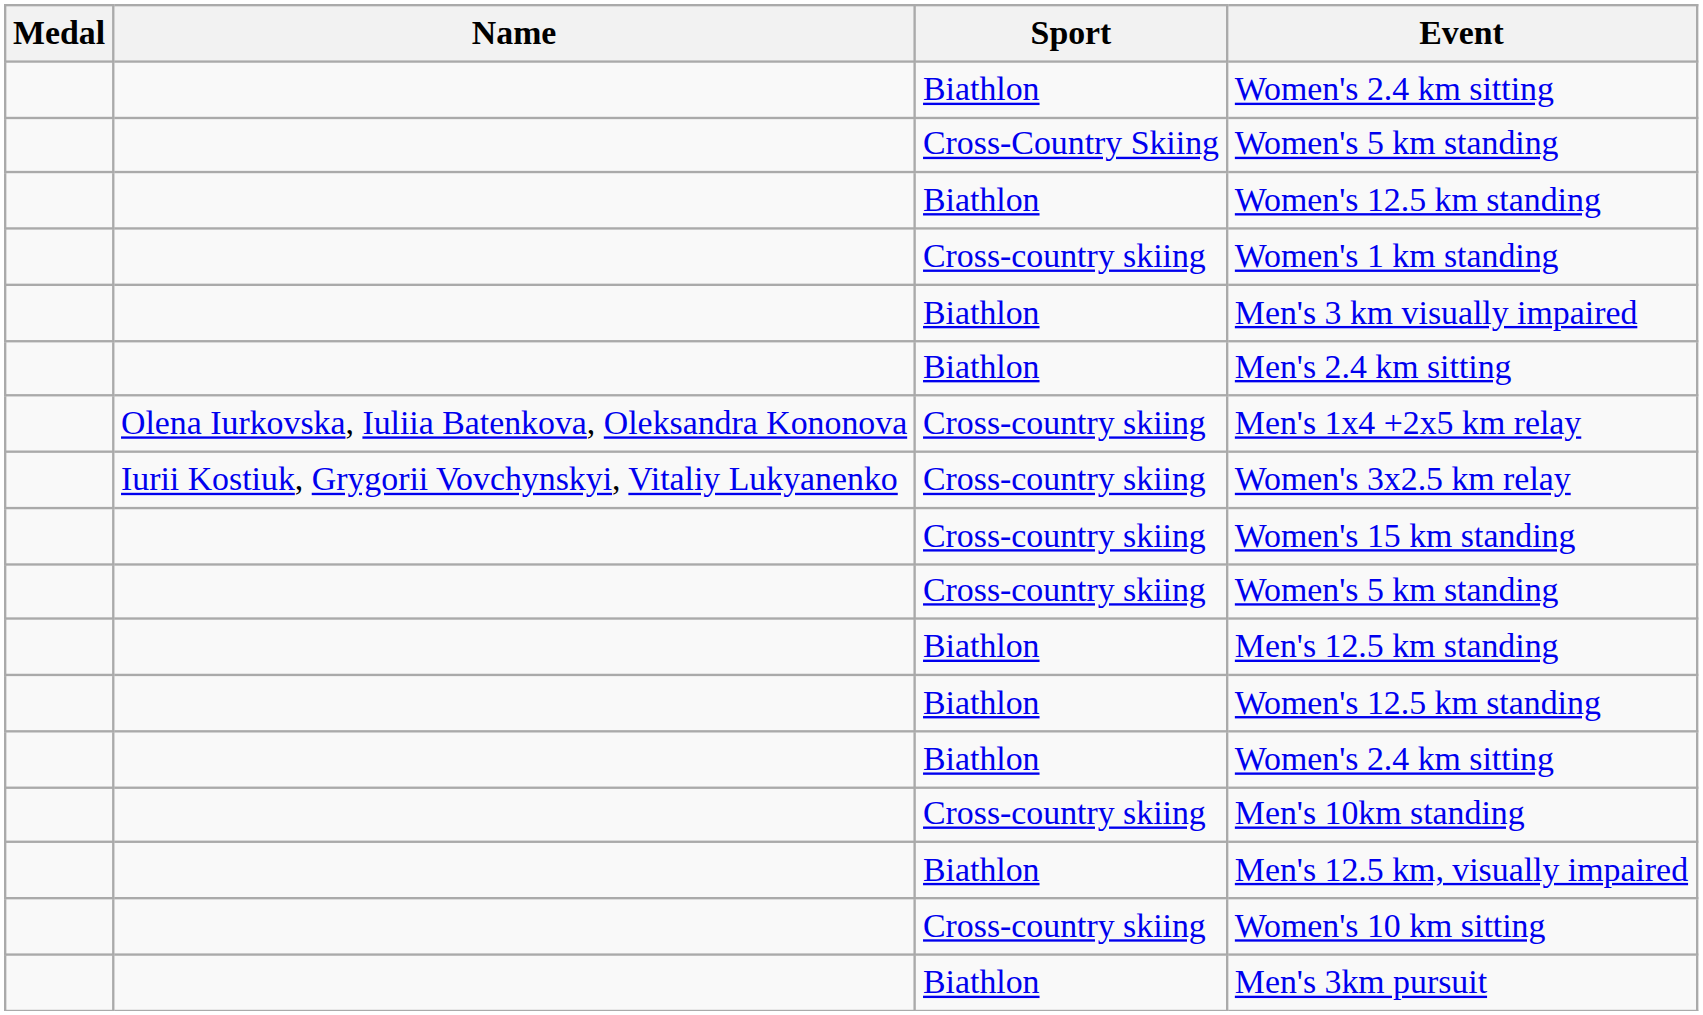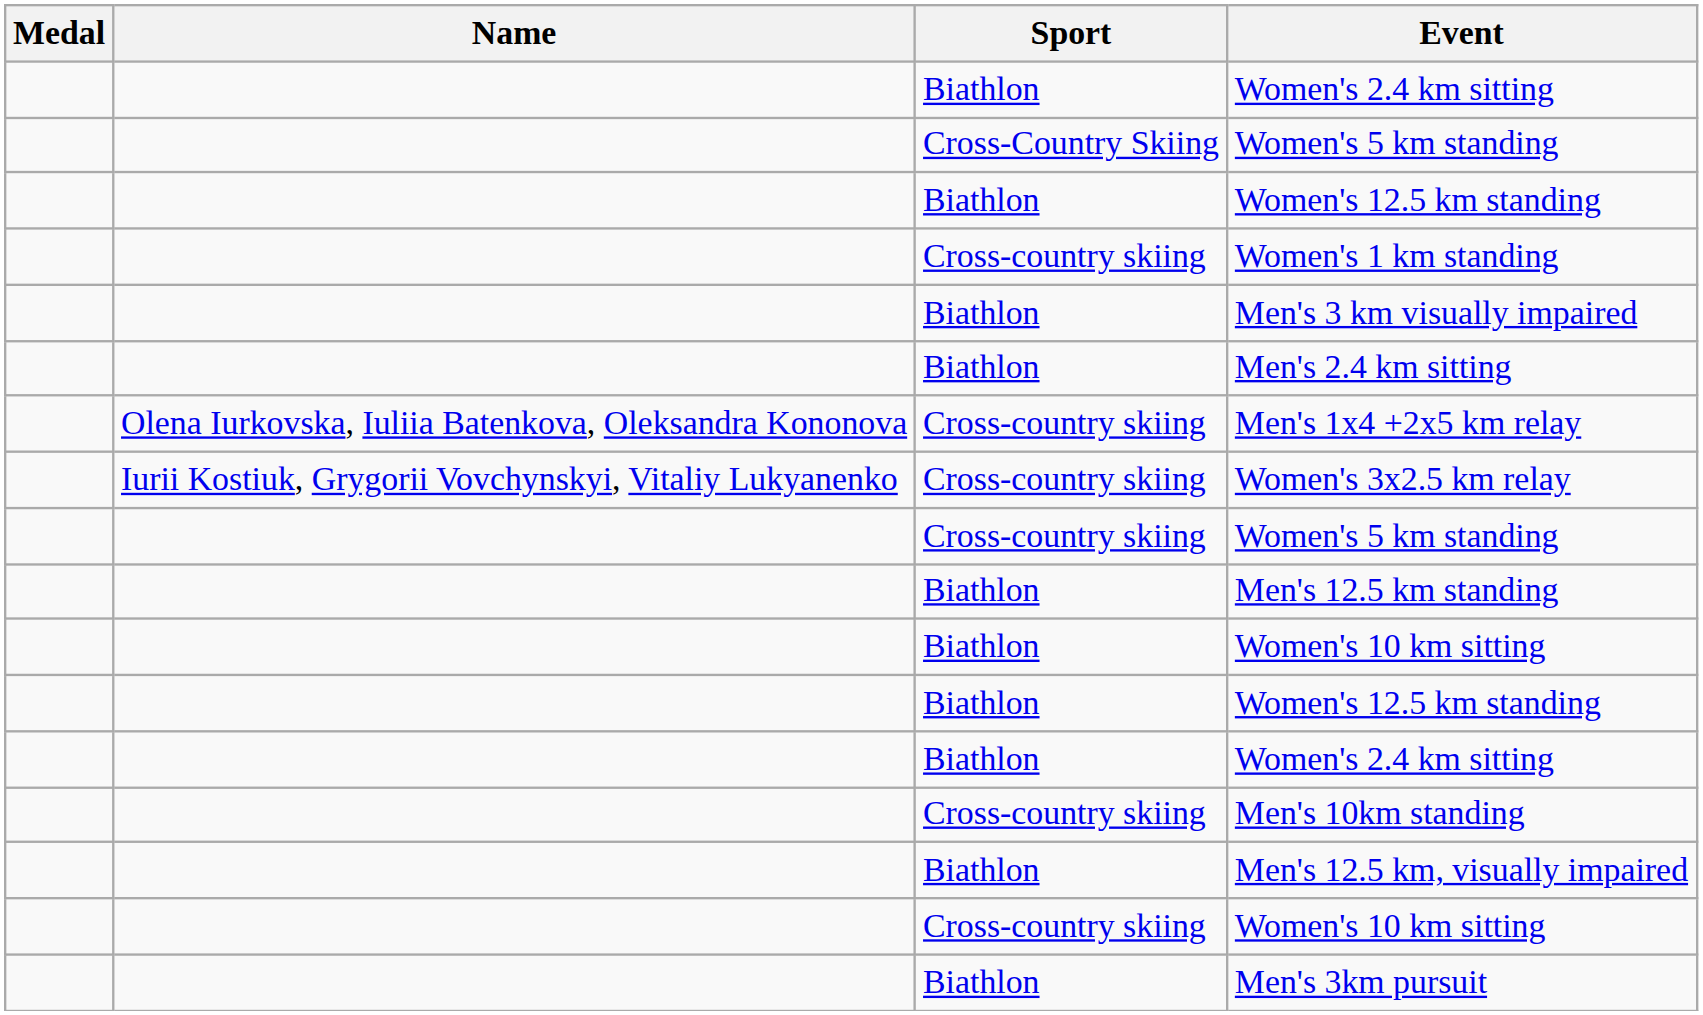- row: (1064, 535)
+ row: (981, 646)
